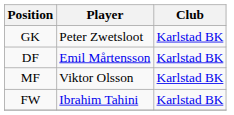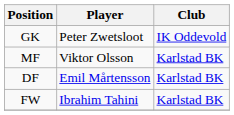(190, 36) Karlstad BK -> (191, 36) IK Oddevold
rows swapped: (30, 57) <-> (30, 78)
